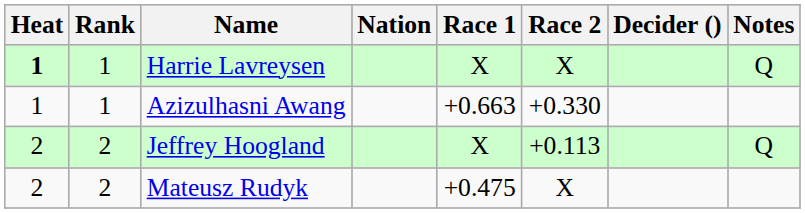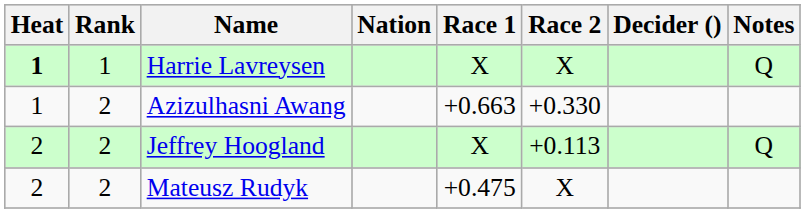(105, 106) 1 -> (105, 106) 2
